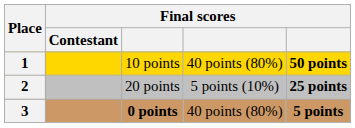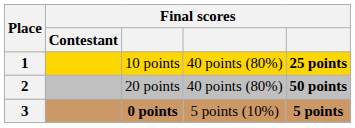(318, 63) 50 points -> (318, 63) 25 points
(235, 87) 5 points (10%) -> (235, 87) 40 points (80%)
(318, 87) 25 points -> (318, 87) 50 points
(235, 110) 40 points (80%) -> (235, 110) 5 points (10%)
